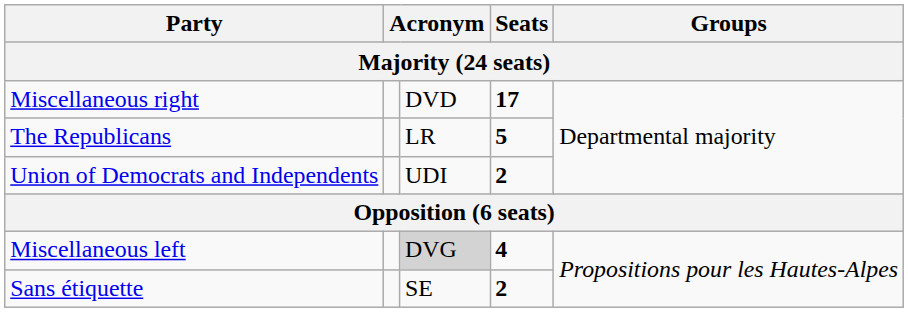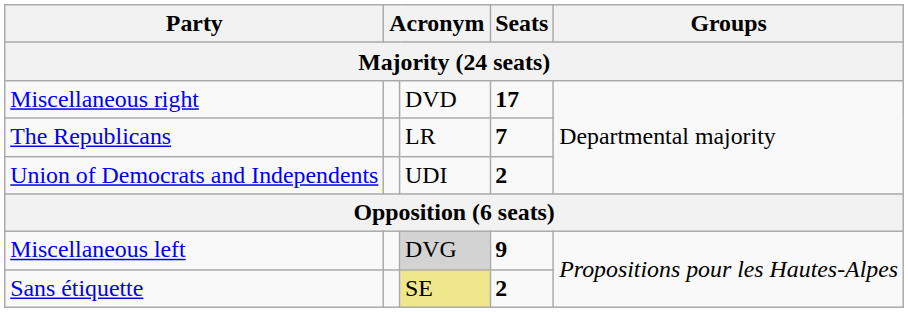(501, 136) 5 -> (501, 136) 7
(501, 250) 4 -> (501, 250) 9
(419, 288) no background -> (419, 288) khaki background
